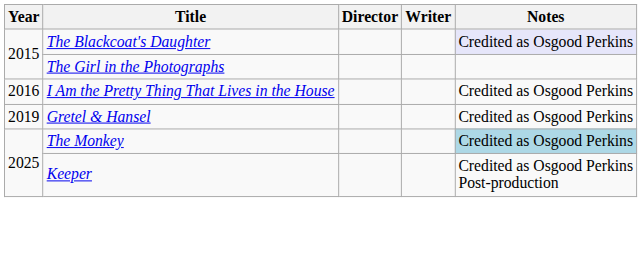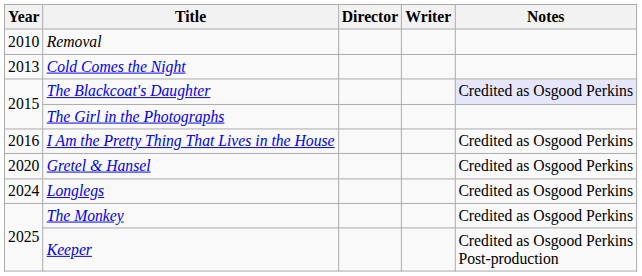+ row: (74, 41)
+ row: (116, 66)
(24, 116) 2019 -> (24, 166) 2020
+ row: (75, 191)
(546, 141) lightblue background -> (546, 215) no background
